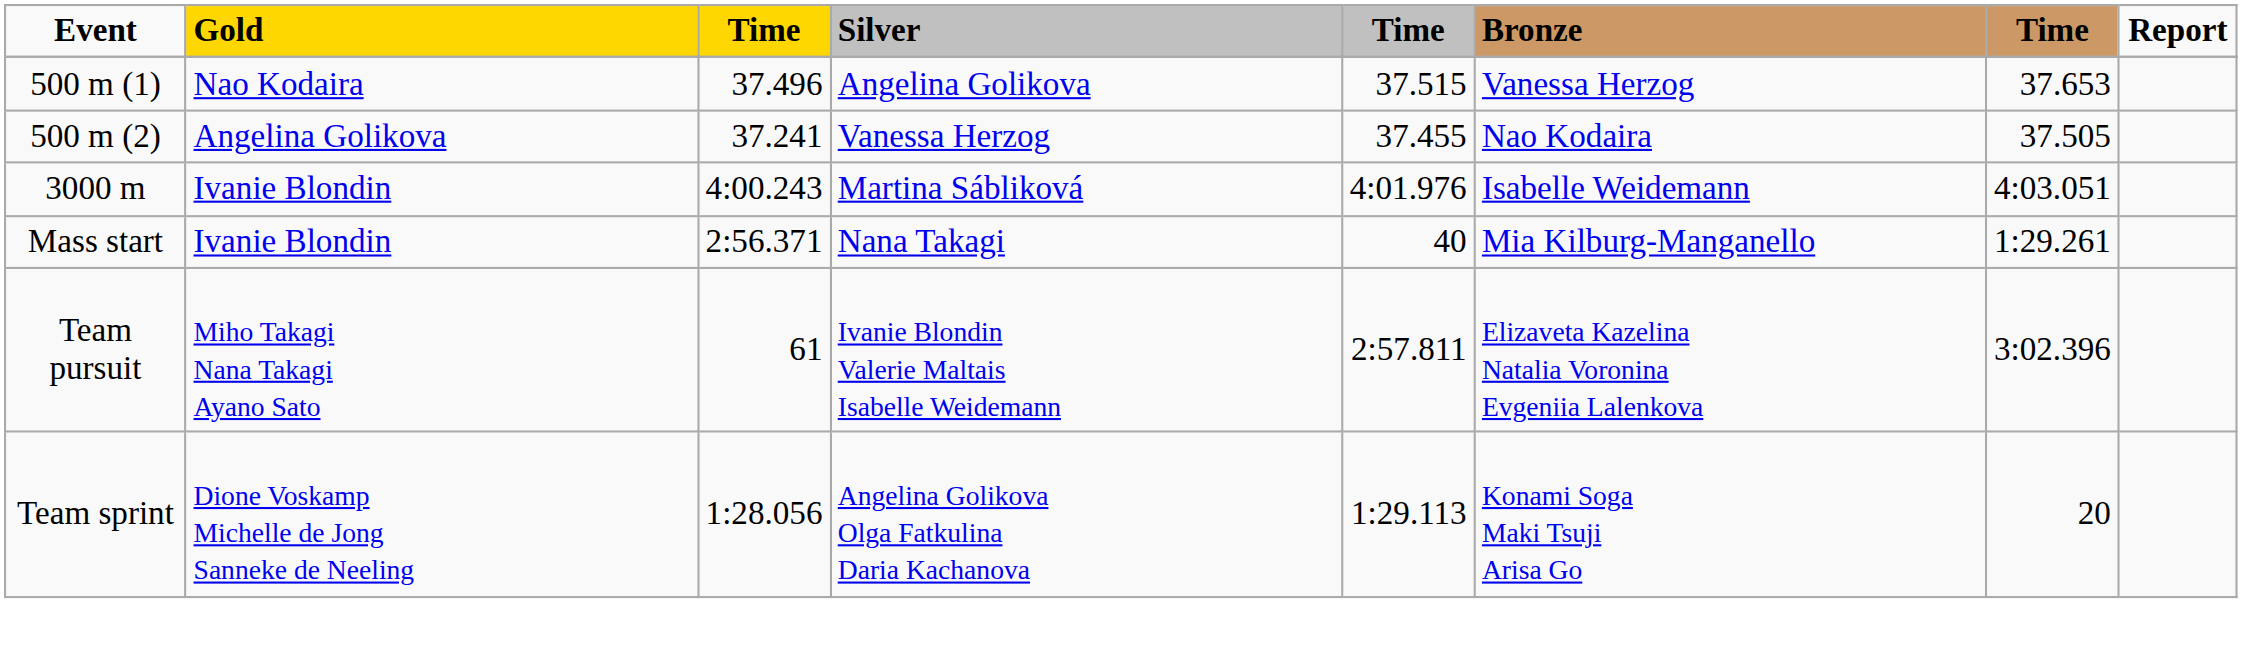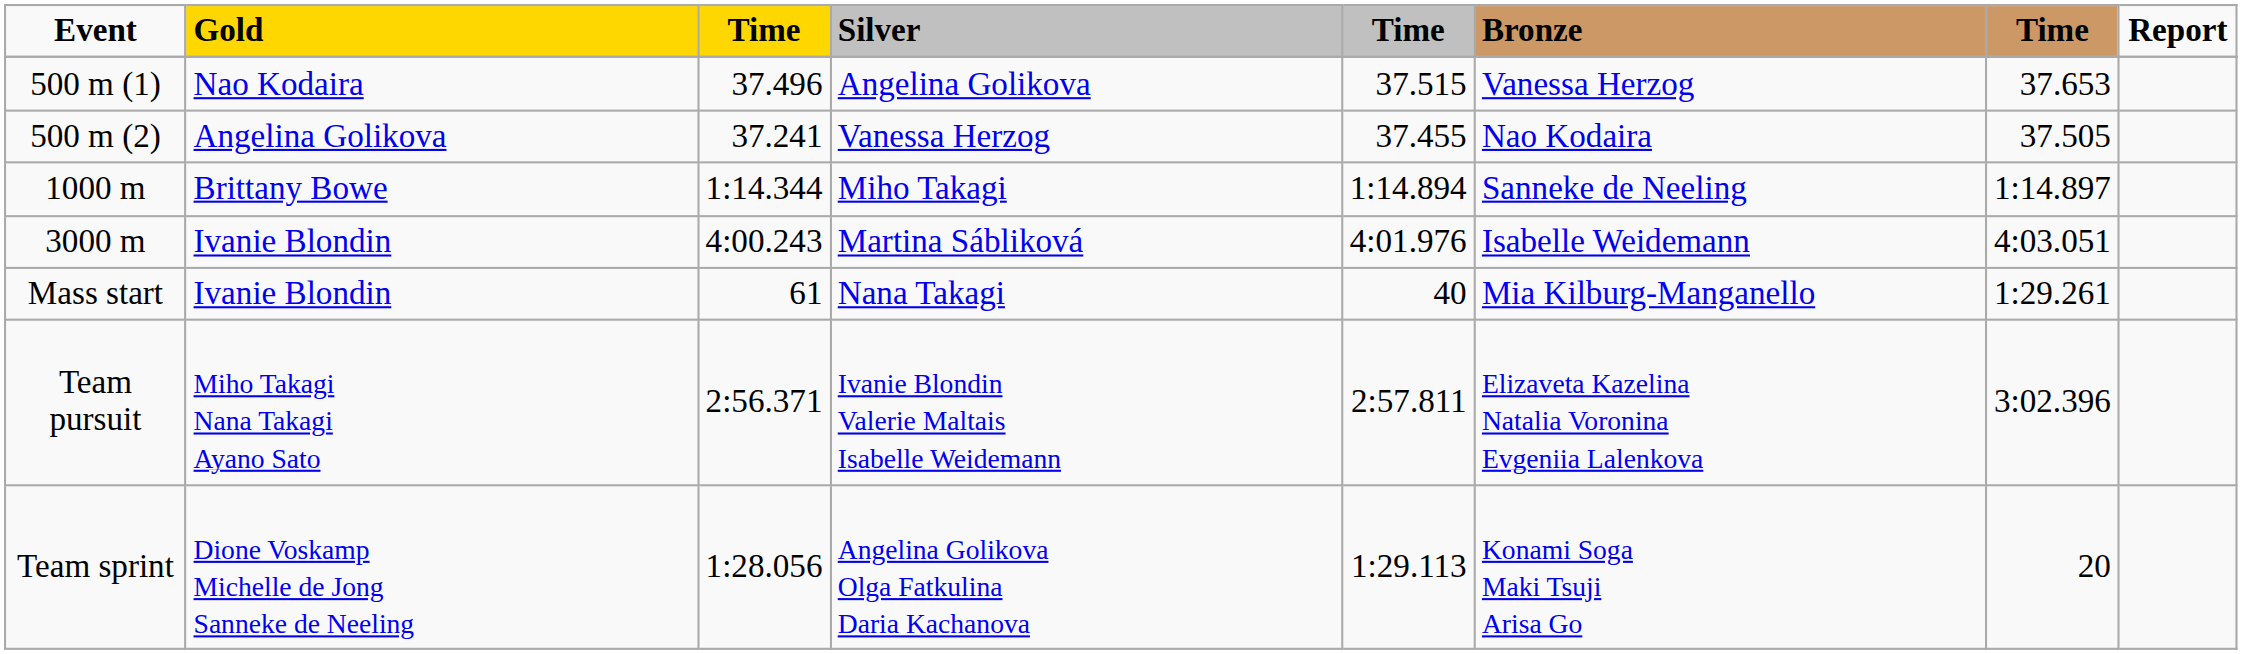+ row: (922, 188)
(764, 240) 2:56.371 -> (806, 293) 61
(806, 349) 61 -> (764, 401) 2:56.371
